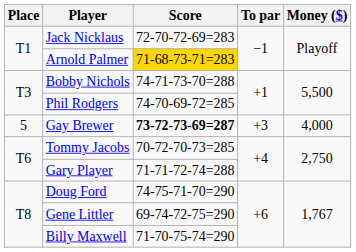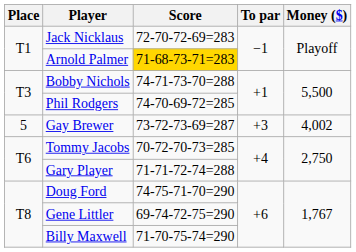(185, 125) bold -> (185, 125) normal
(317, 125) 4,000 -> (317, 125) 4,002
